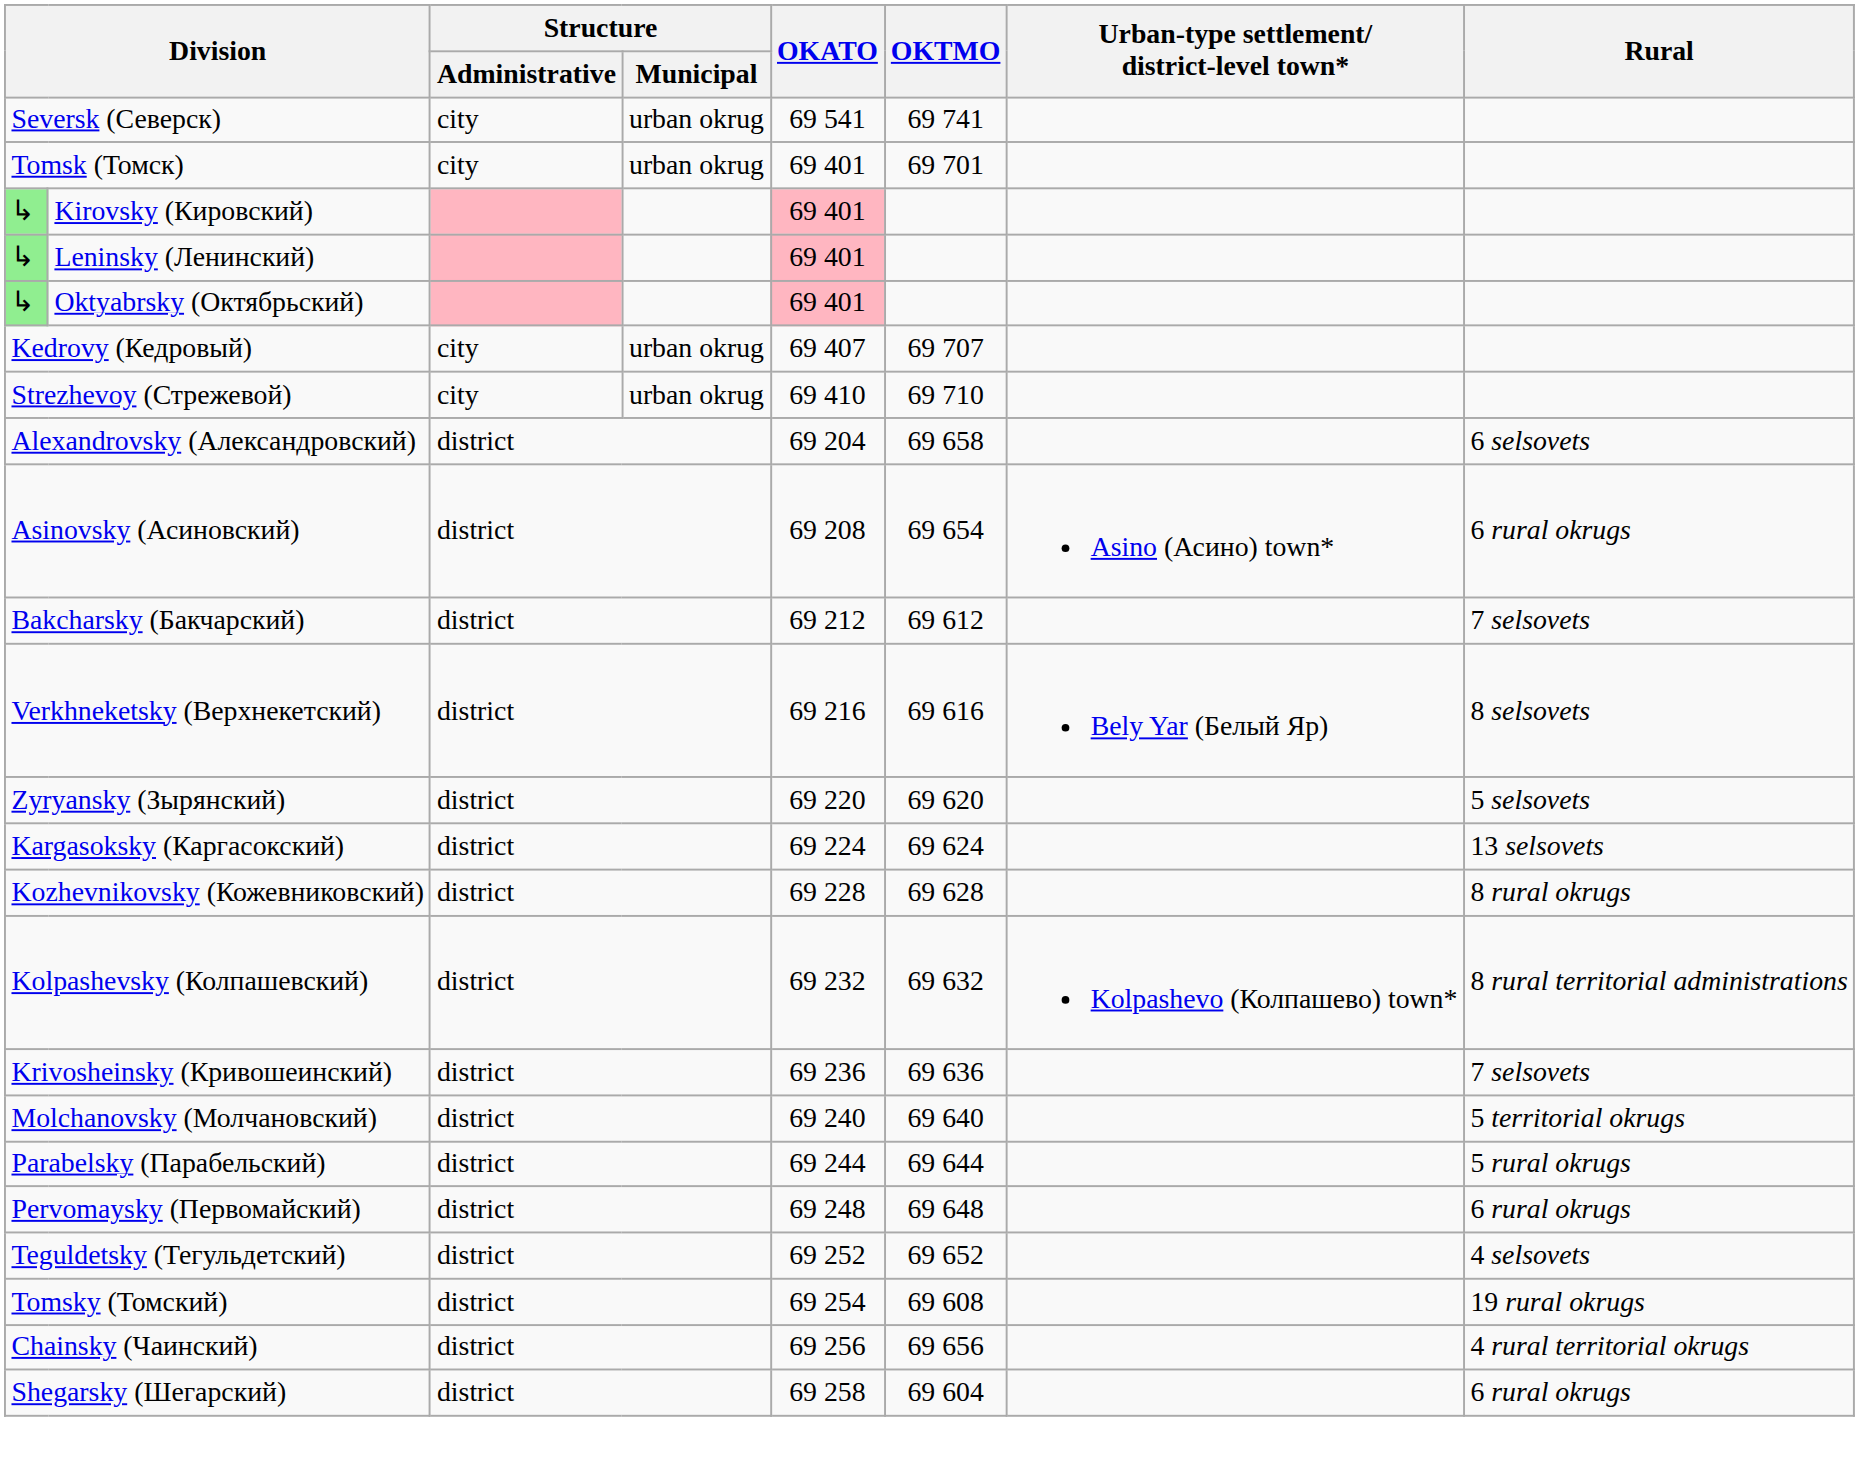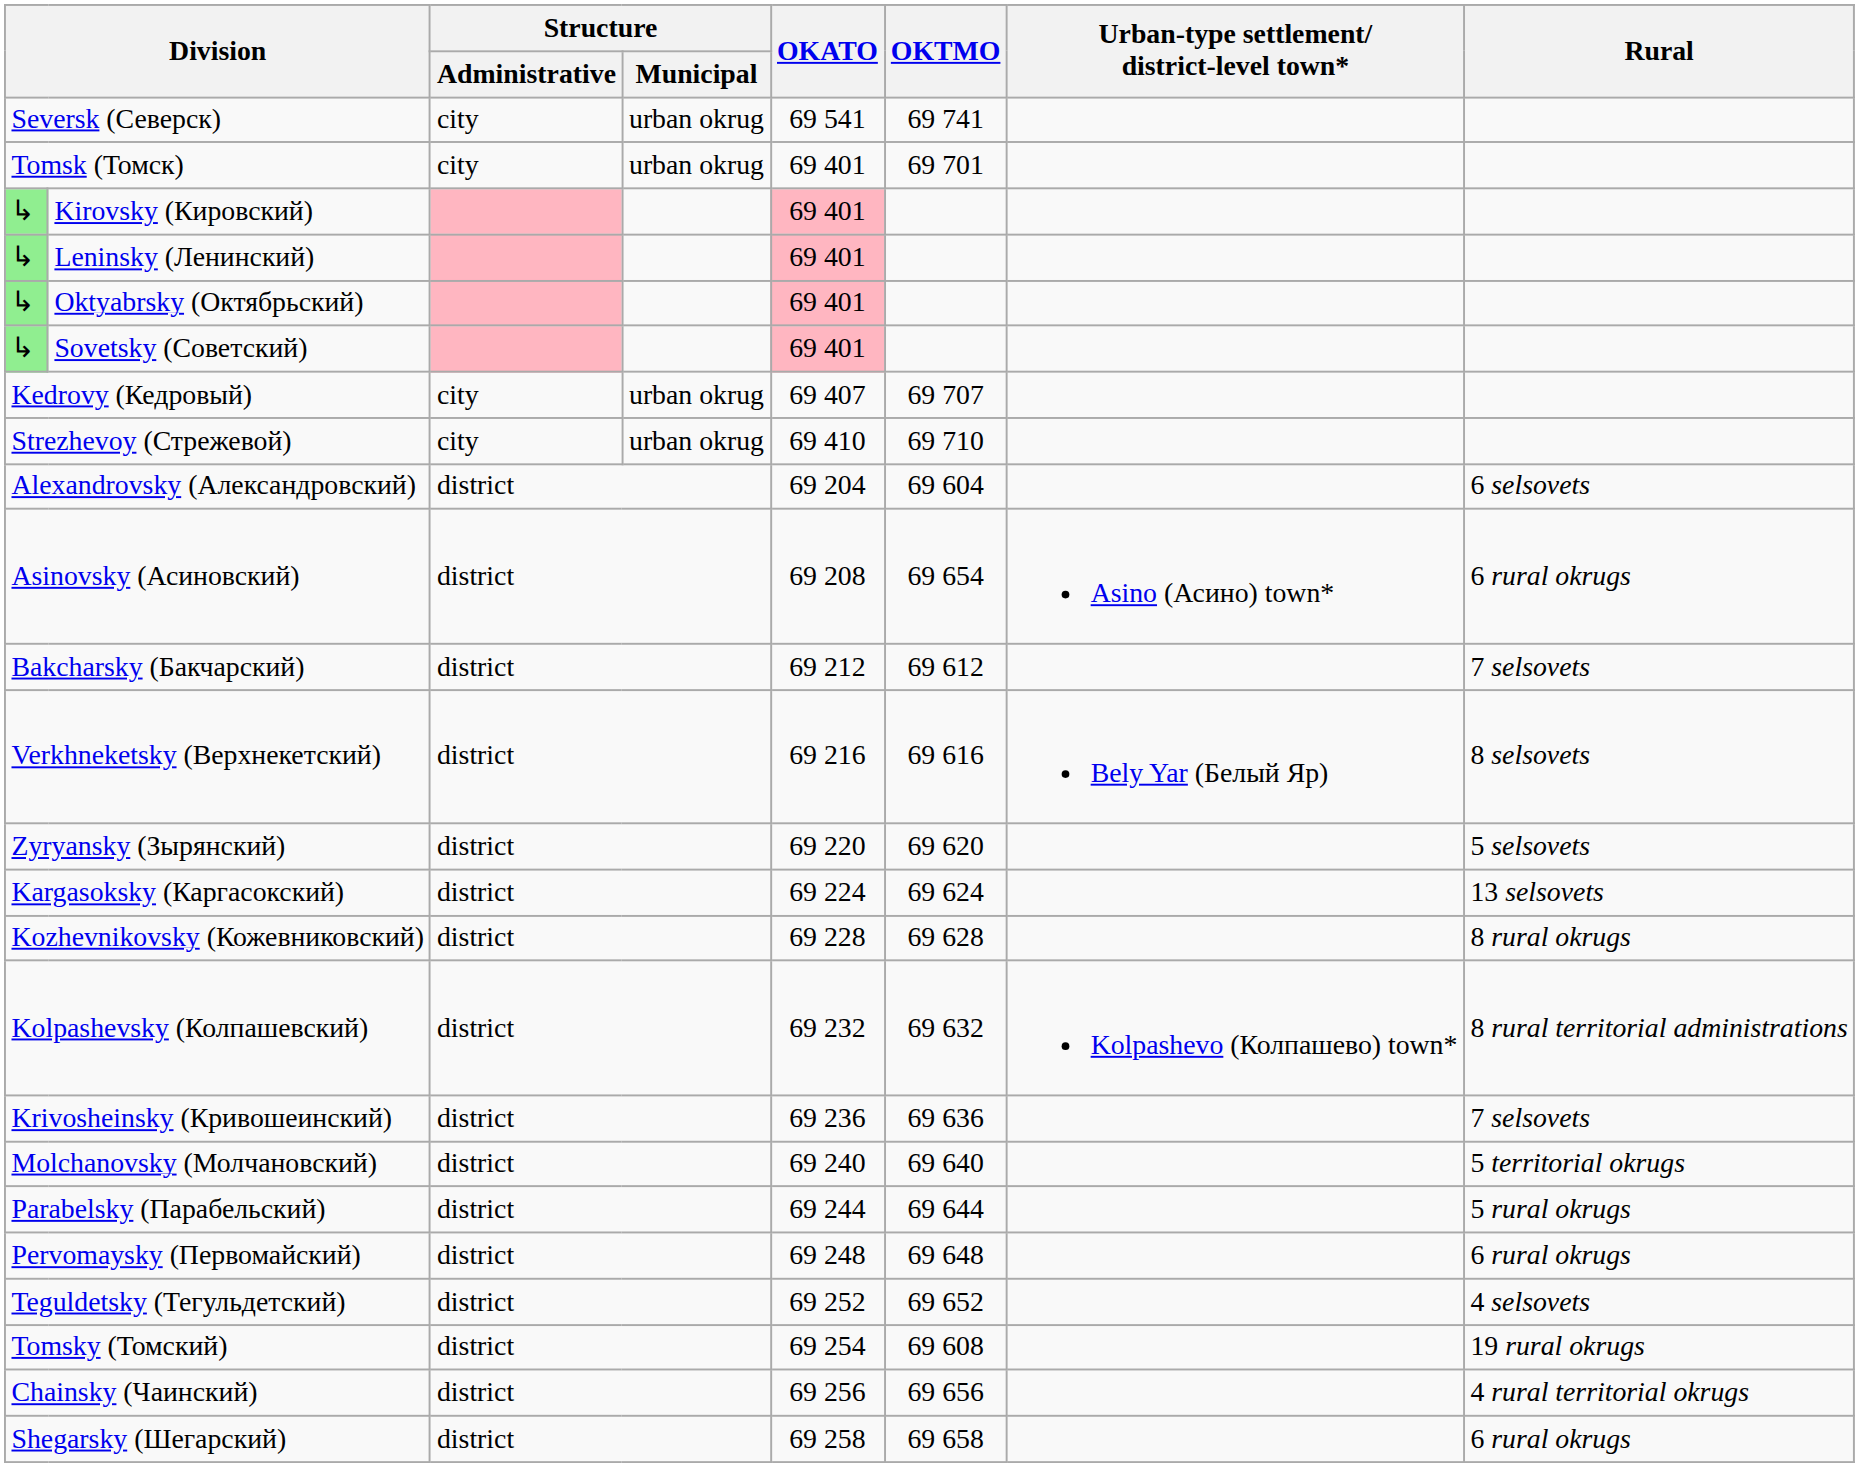+ row: (181, 348)
(946, 440) 69 658 -> (946, 486) 69 604
(946, 1392) 69 604 -> (946, 1438) 69 658
